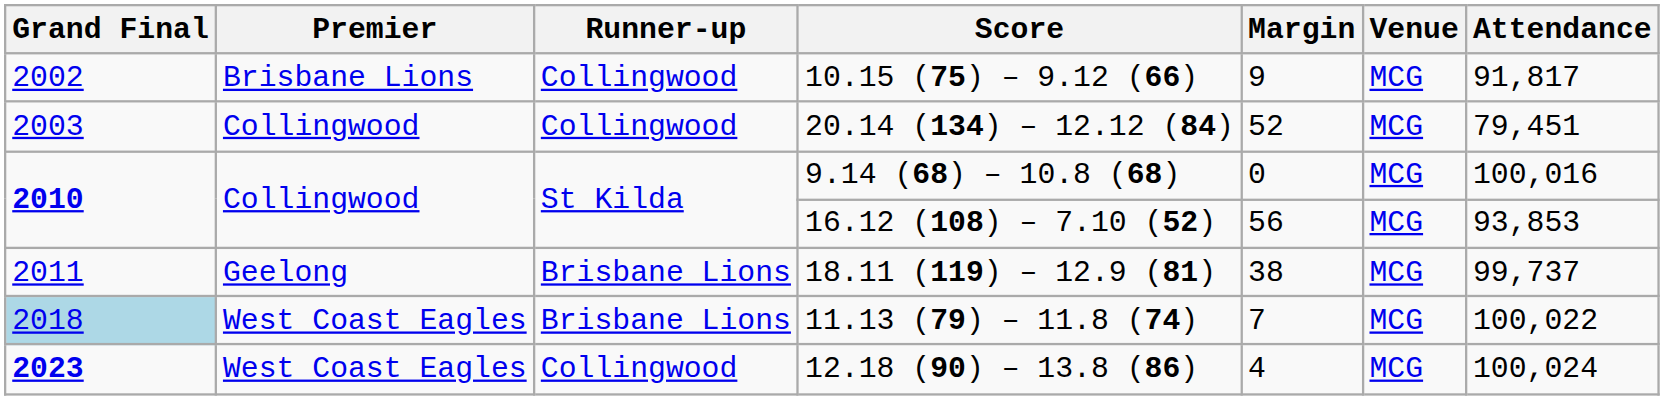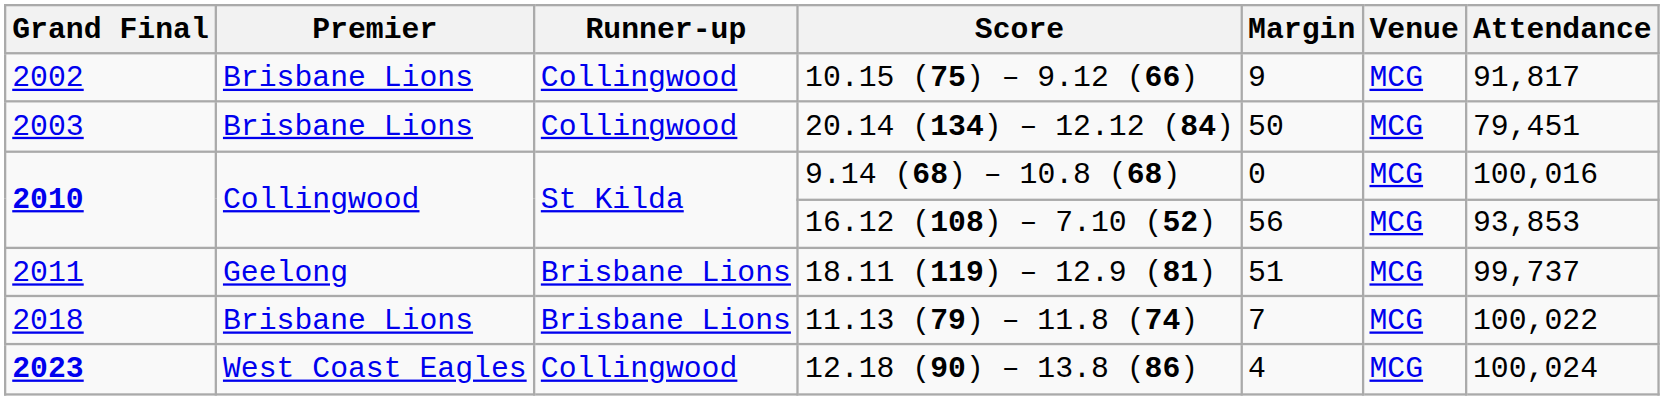(321, 126) Collingwood -> (348, 126) Brisbane Lions
(1266, 126) 52 -> (1266, 126) 50
(1266, 272) 38 -> (1266, 272) 51
(48, 321) lightblue background -> (48, 321) no background
(375, 321) West Coast Eagles -> (348, 321) Brisbane Lions
